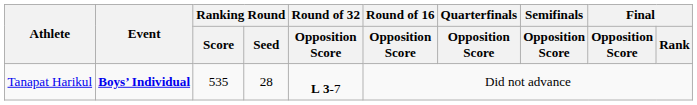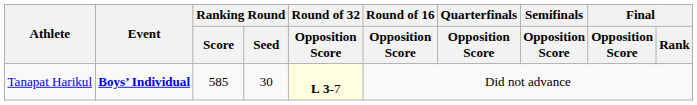(219, 82) 535 -> (219, 82) 585
(266, 82) 28 -> (266, 82) 30
(326, 89) no background -> (326, 89) lightyellow background
